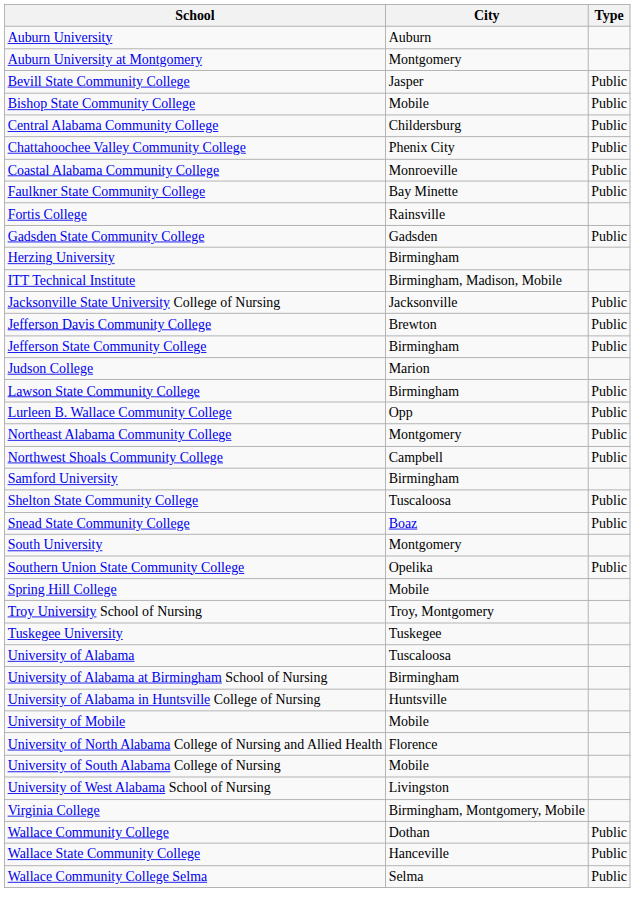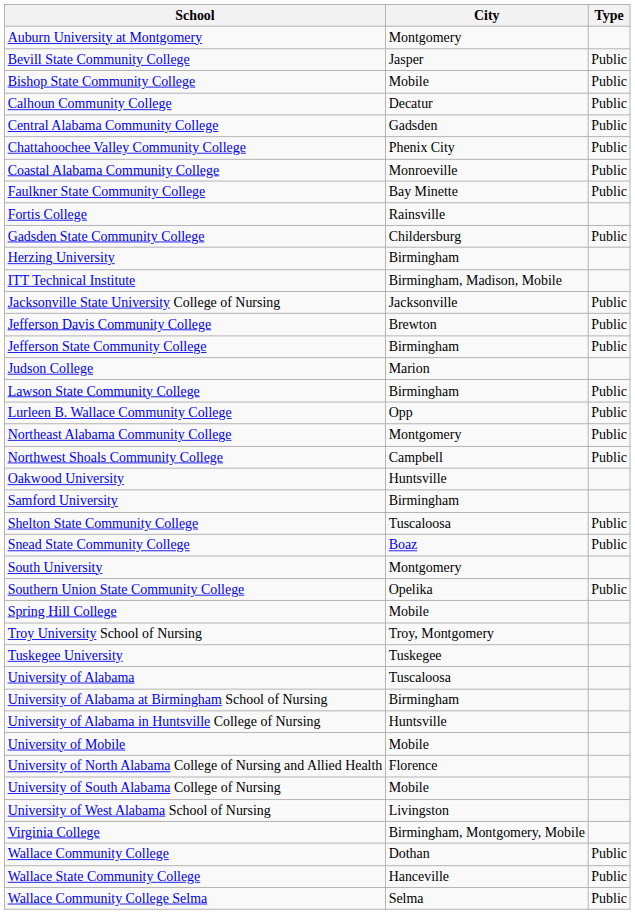- row: (60, 37)
+ row: (90, 103)
(425, 125) Childersburg -> (413, 125) Gadsden
(413, 236) Gadsden -> (425, 236) Childersburg
+ row: (66, 479)
